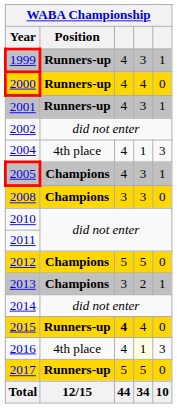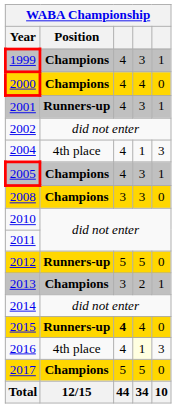(78, 60) Runners-up -> (77, 60) Champions
(78, 84) Runners-up -> (77, 84) Champions
(77, 262) Champions -> (77, 262) Runners-up
(77, 370) Runners-up -> (77, 370) Champions
